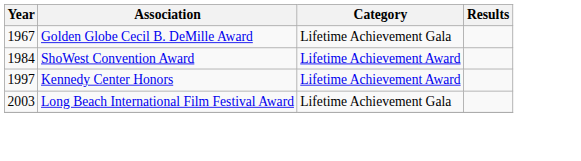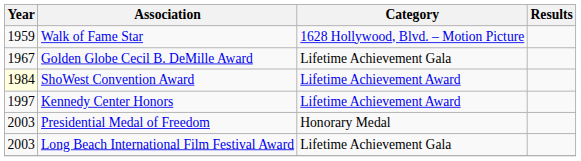+ row: (92, 36)
(21, 58) no background -> (21, 79) lightyellow background
+ row: (125, 123)
